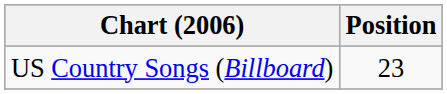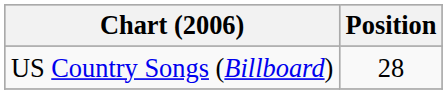(391, 67) 23 -> (391, 67) 28
